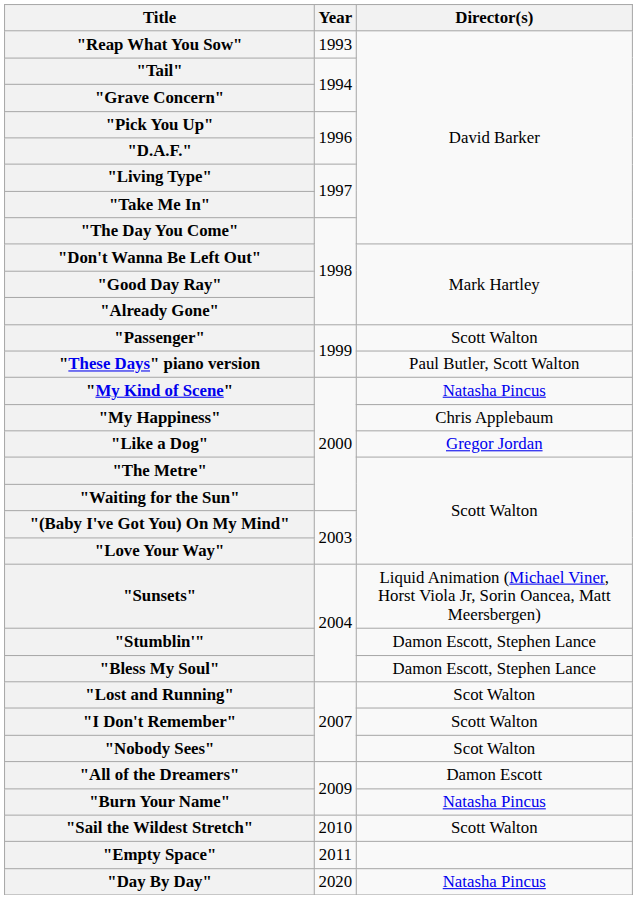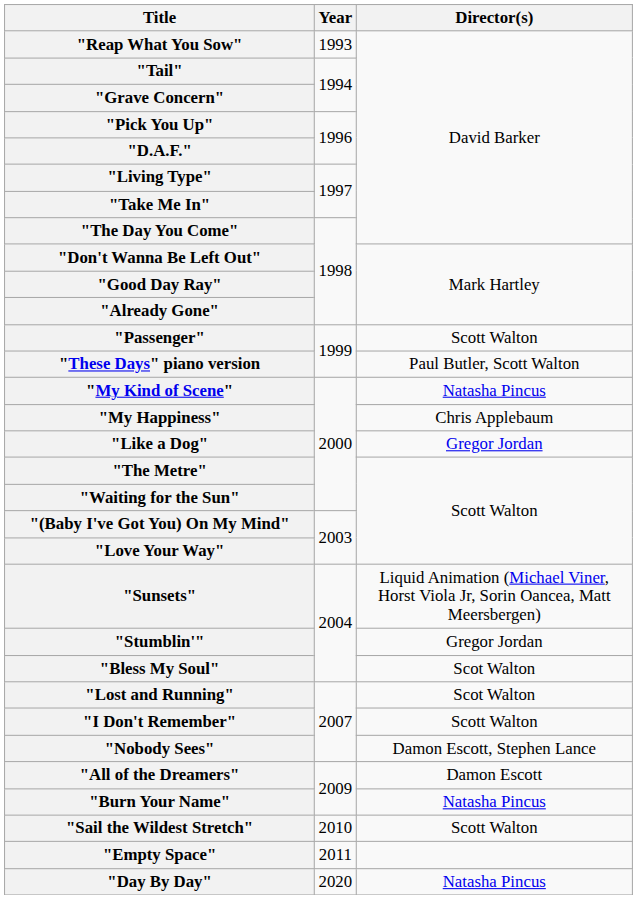(494, 641) Damon Escott, Stephen Lance -> (494, 641) Gregor Jordan
(494, 668) Damon Escott, Stephen Lance -> (494, 668) Scot Walton
(494, 748) Scot Walton -> (494, 748) Damon Escott, Stephen Lance
